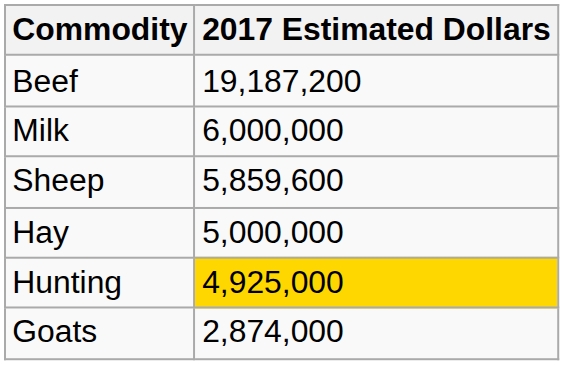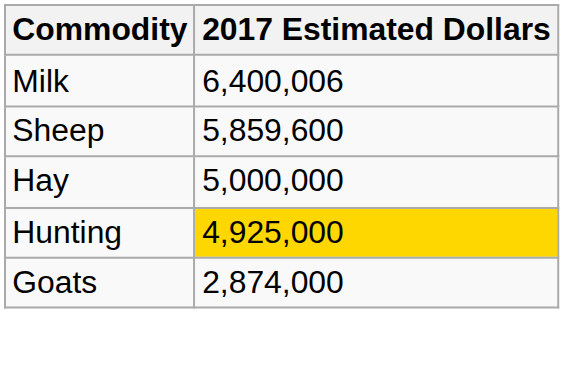- row: (45, 80)
(273, 130) 6,000,000 -> (273, 80) 6,400,006
